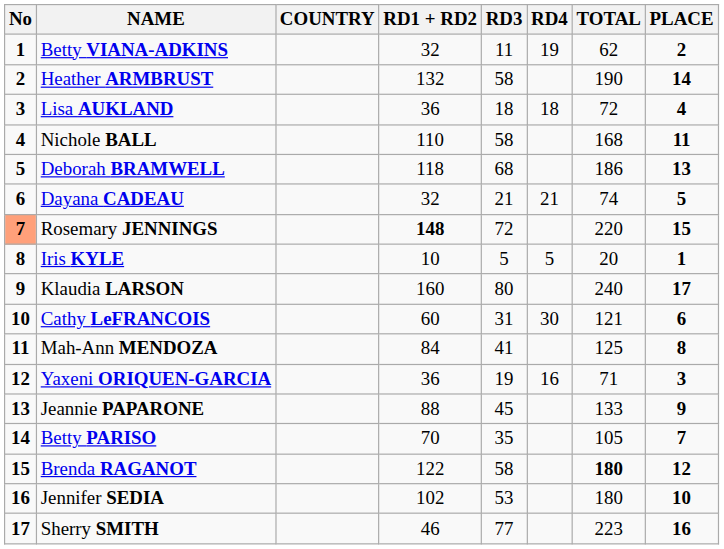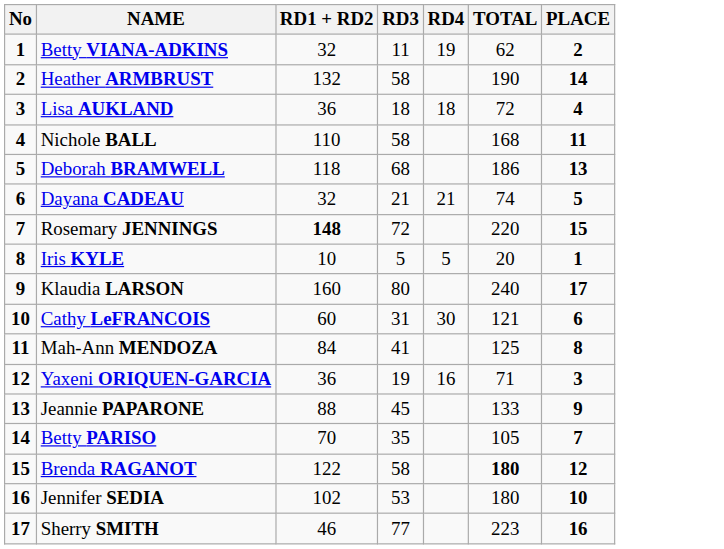- column: (327, 19)
(20, 229) lightsalmon background -> (20, 229) no background
